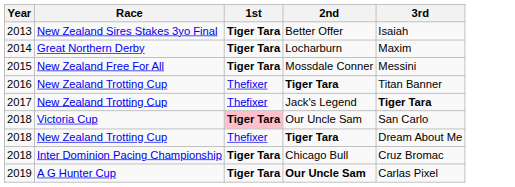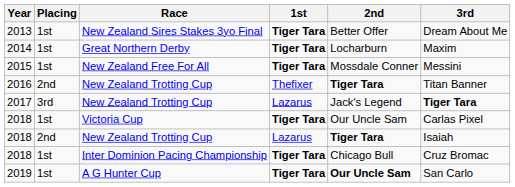+ column: (57, 13)
(393, 31) Isaiah -> (465, 31) Dream About Me
(247, 102) Thefixer -> (292, 102) Lazarus
(254, 119) pink background -> (299, 119) no background
(403, 119) San Carlo -> (453, 119) Carlas Pixel
(247, 137) Thefixer -> (292, 137) Lazarus
(420, 137) Dream About Me -> (438, 137) Isaiah
(408, 173) Carlas Pixel -> (448, 173) San Carlo
